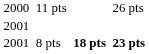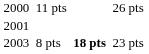(16, 43) 2001 -> (16, 43) 2003
(129, 43) bold -> (128, 43) normal
